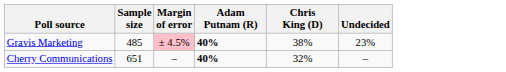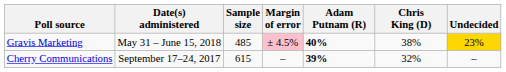+ column: (169, 19)
(365, 42) no background -> (474, 42) gold background
(134, 59) 651 -> (243, 59) 615
(208, 59) 40% -> (316, 59) 39%
